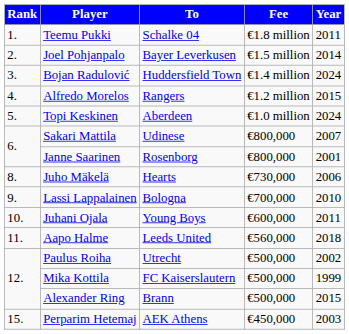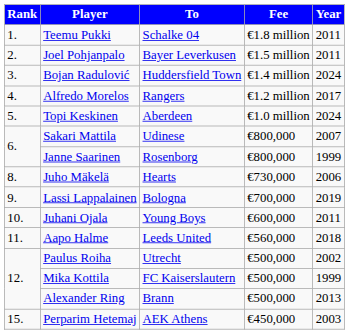(328, 55) 2014 -> (328, 55) 2011
(328, 95) 2015 -> (328, 95) 2017
(328, 156) 2001 -> (328, 156) 1999
(328, 197) 2010 -> (328, 197) 2019
(328, 298) 2015 -> (328, 298) 2013
